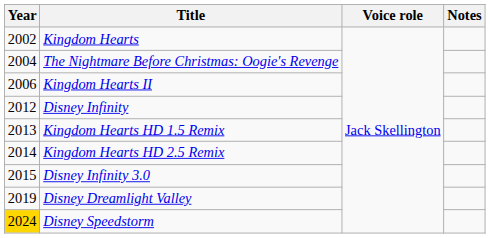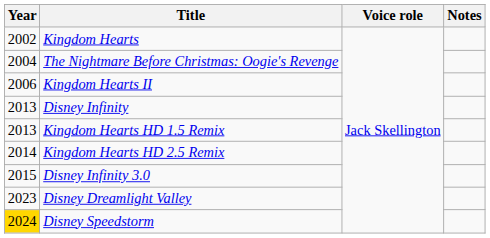(22, 107) 2012 -> (22, 107) 2013
(22, 198) 2019 -> (22, 198) 2023
